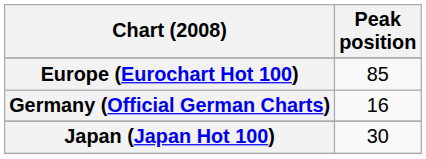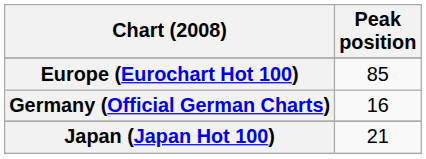(378, 136) 30 -> (378, 136) 21
